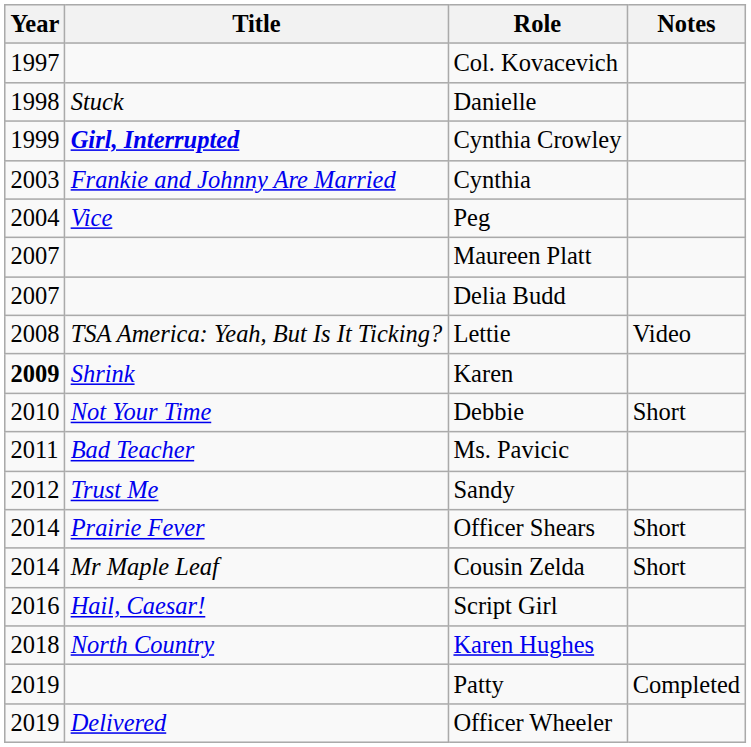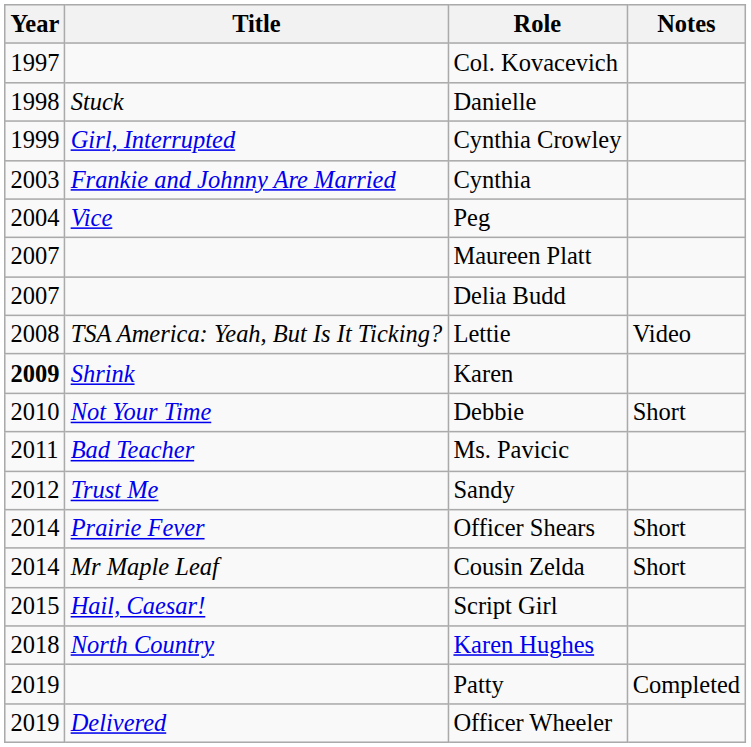(155, 140) bold -> (153, 140) normal
(35, 606) 2016 -> (35, 606) 2015
